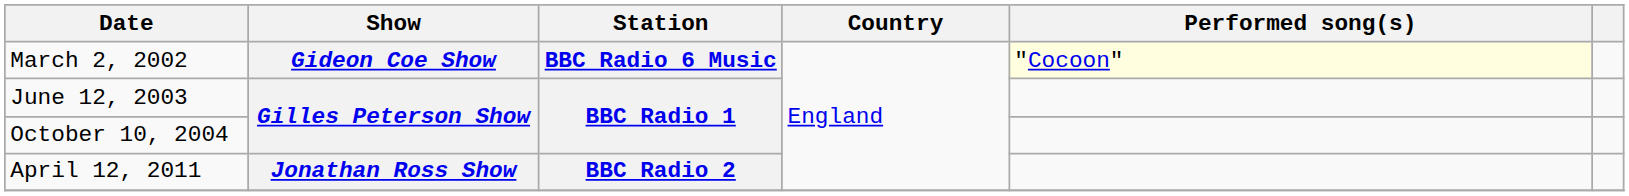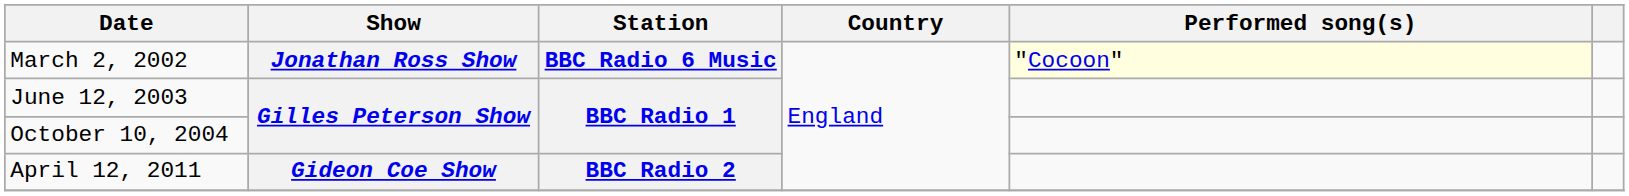(394, 60) Gideon Coe Show -> (394, 60) Jonathan Ross Show
(394, 172) Jonathan Ross Show -> (394, 172) Gideon Coe Show
